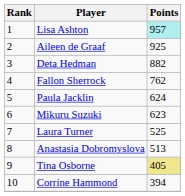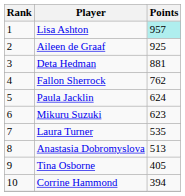(158, 64) 882 -> (158, 64) 881
(158, 132) 525 -> (158, 132) 535
(158, 166) khaki background -> (158, 166) no background
